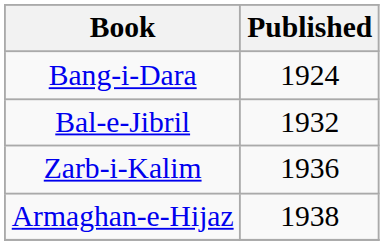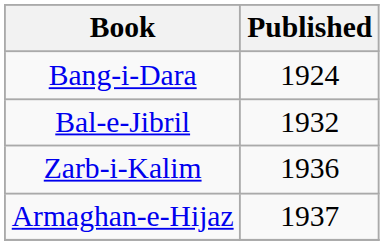(310, 215) 1938 -> (310, 215) 1937
